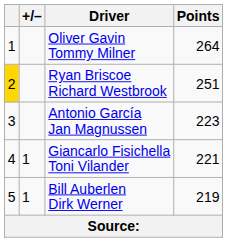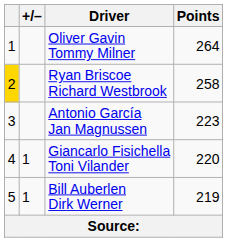(208, 83) 251 -> (208, 83) 258
(208, 159) 221 -> (208, 159) 220
